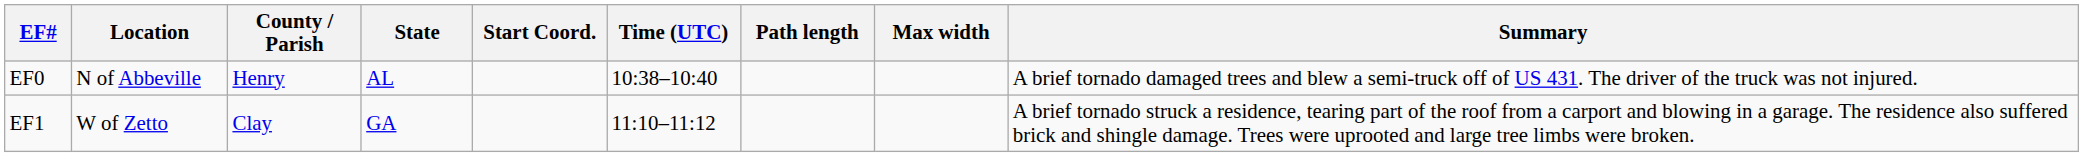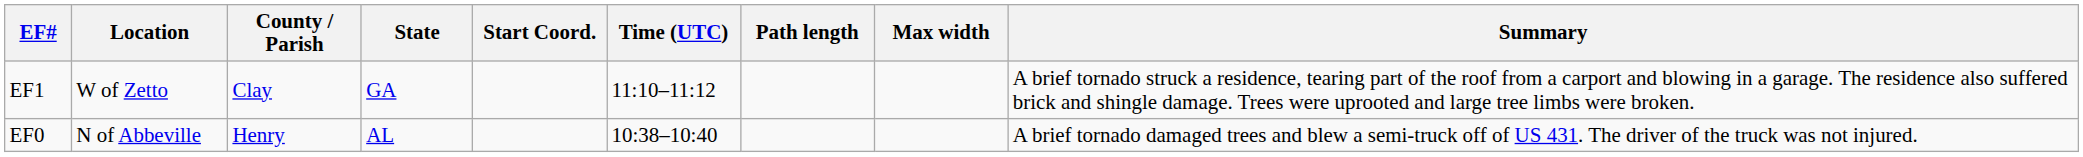rows swapped: (27, 77) <-> (27, 122)
